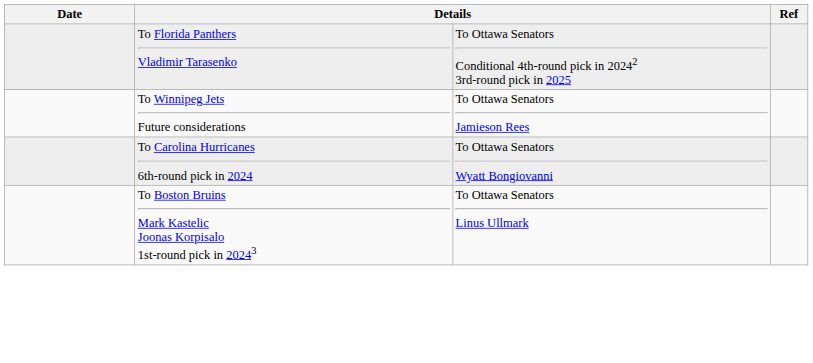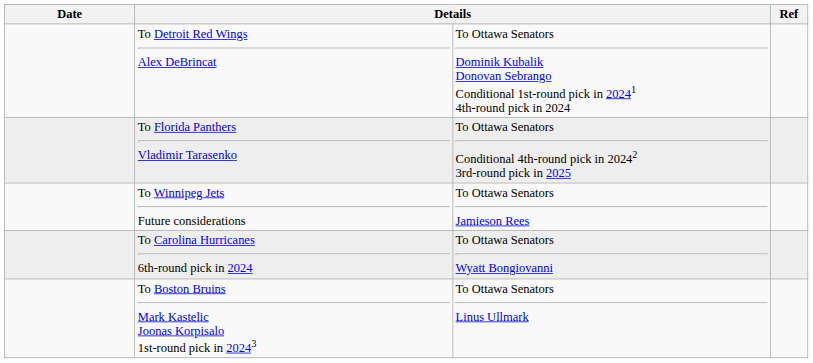+ row: (294, 48)
